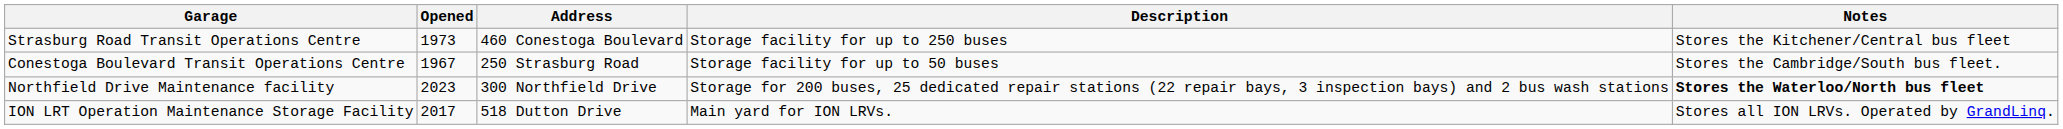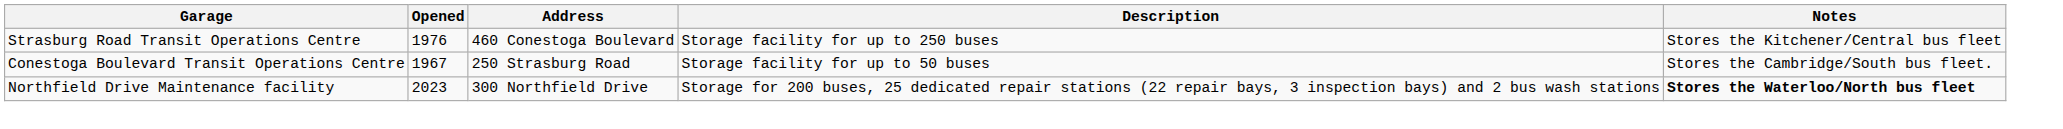(438, 40) 1973 -> (429, 40) 1976
- row: (211, 112)
